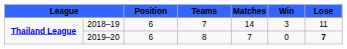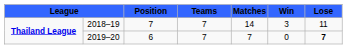(151, 24) 6 -> (151, 24) 7
(204, 38) 8 -> (204, 38) 7
